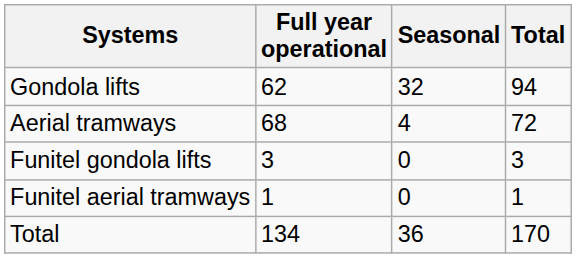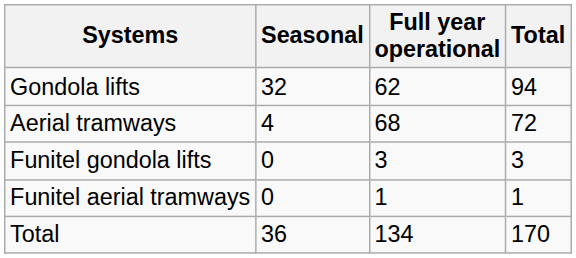columns swapped: (324, 36) <-> (449, 36)
